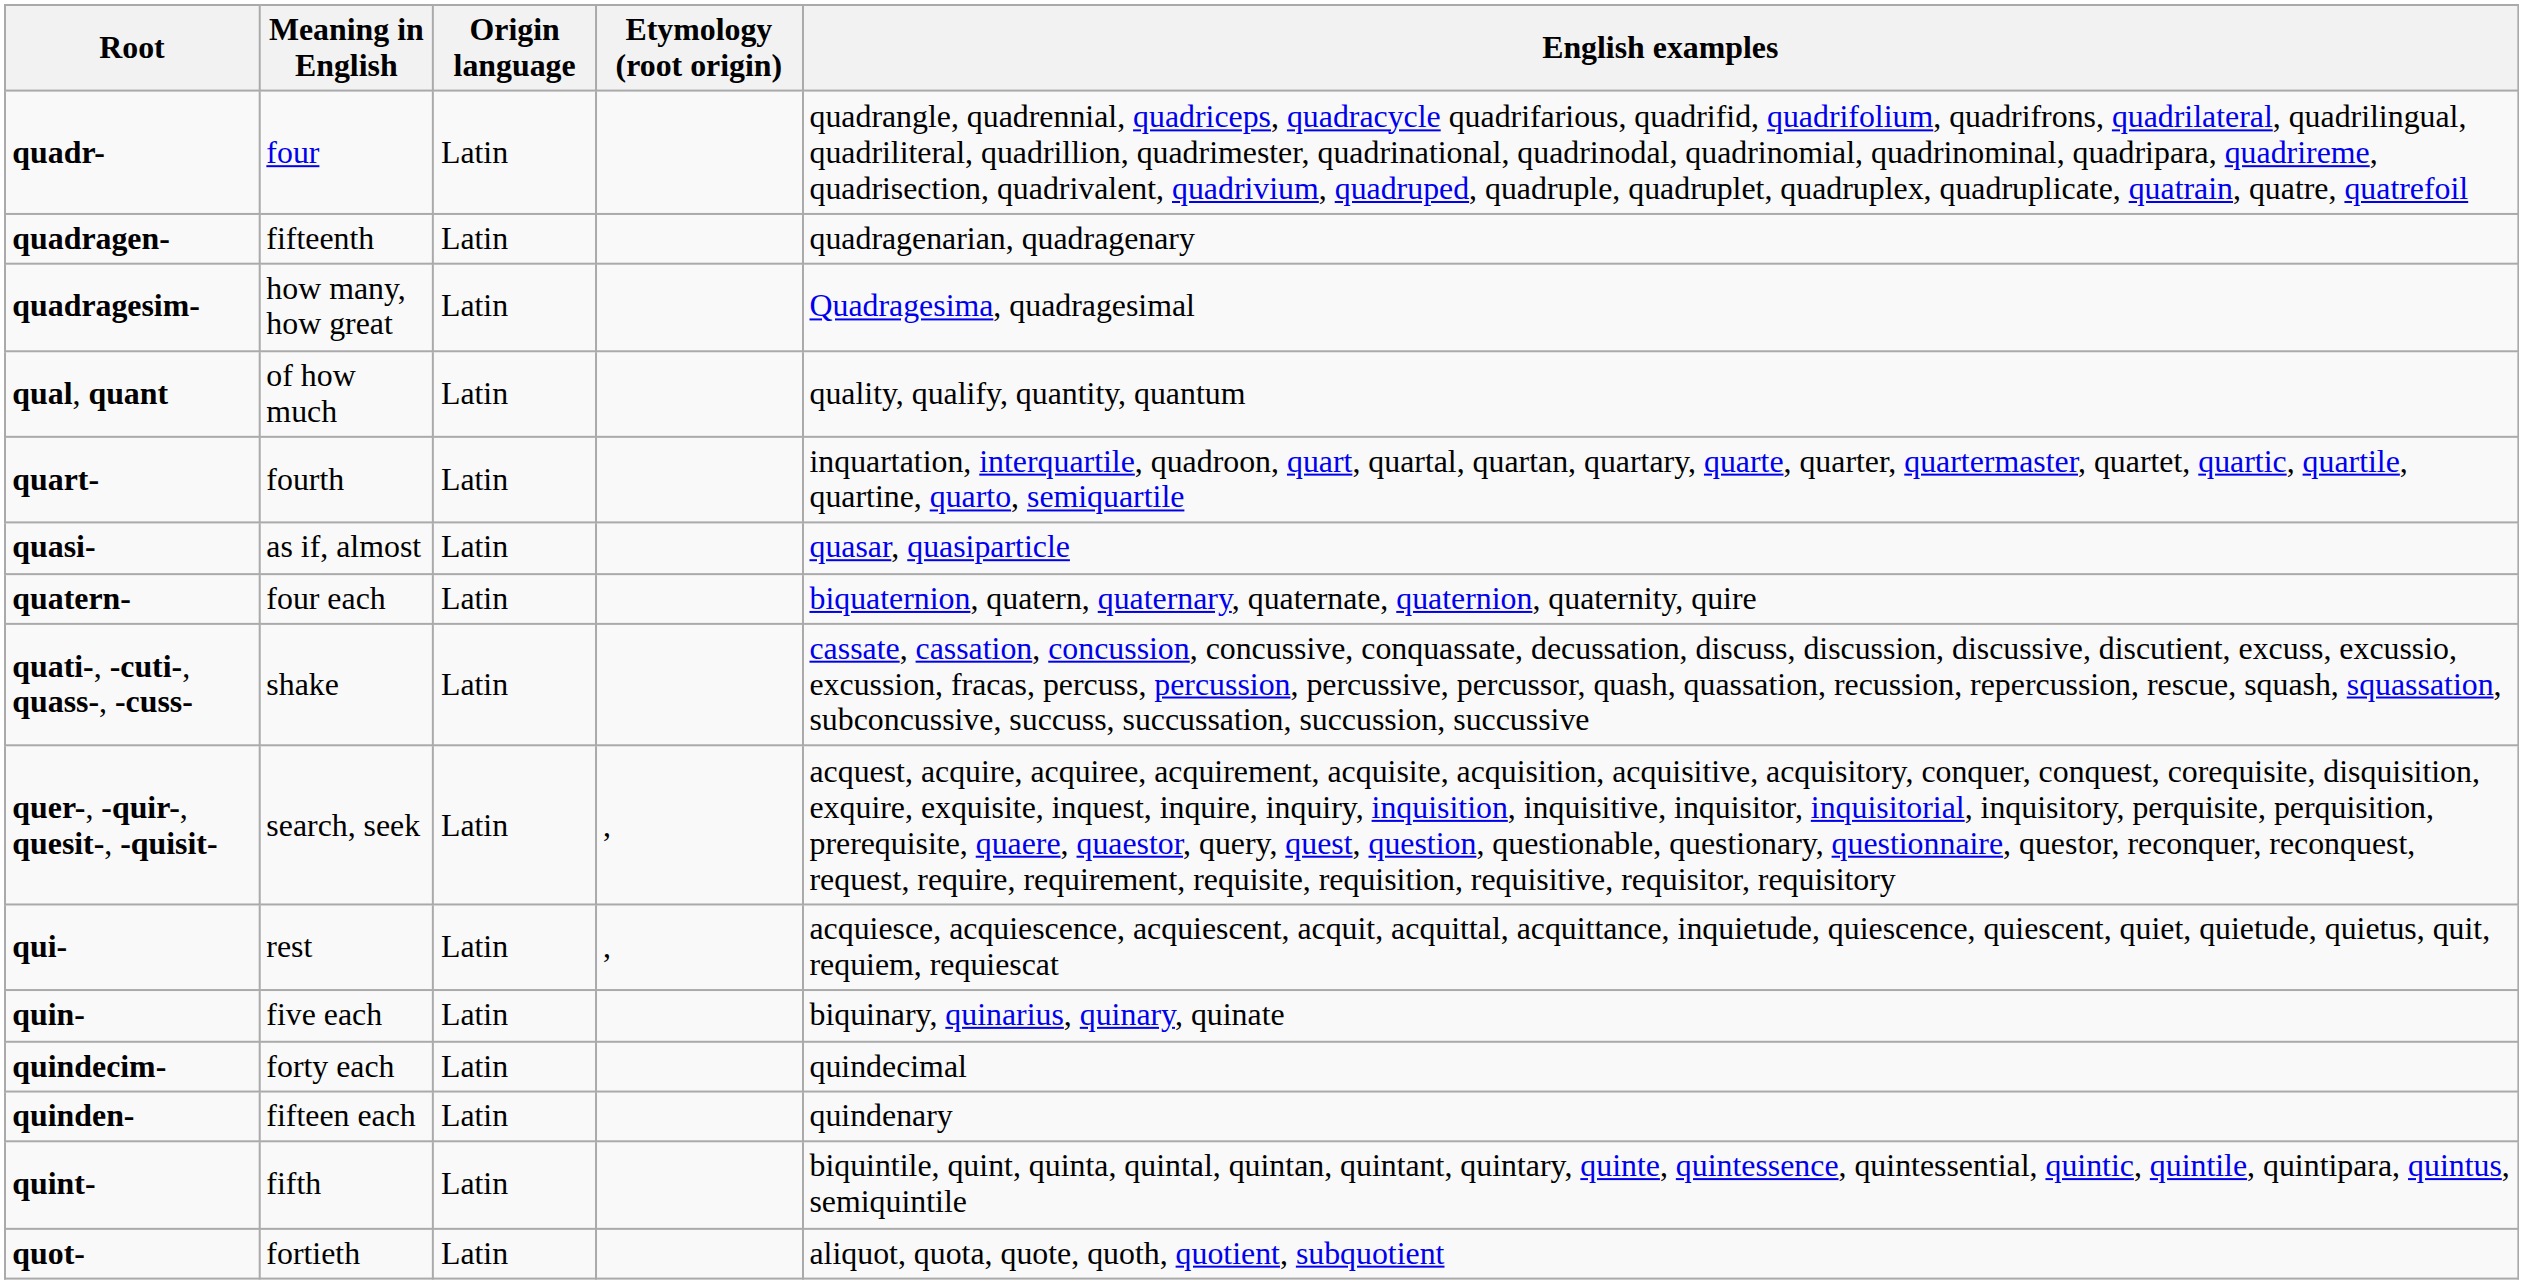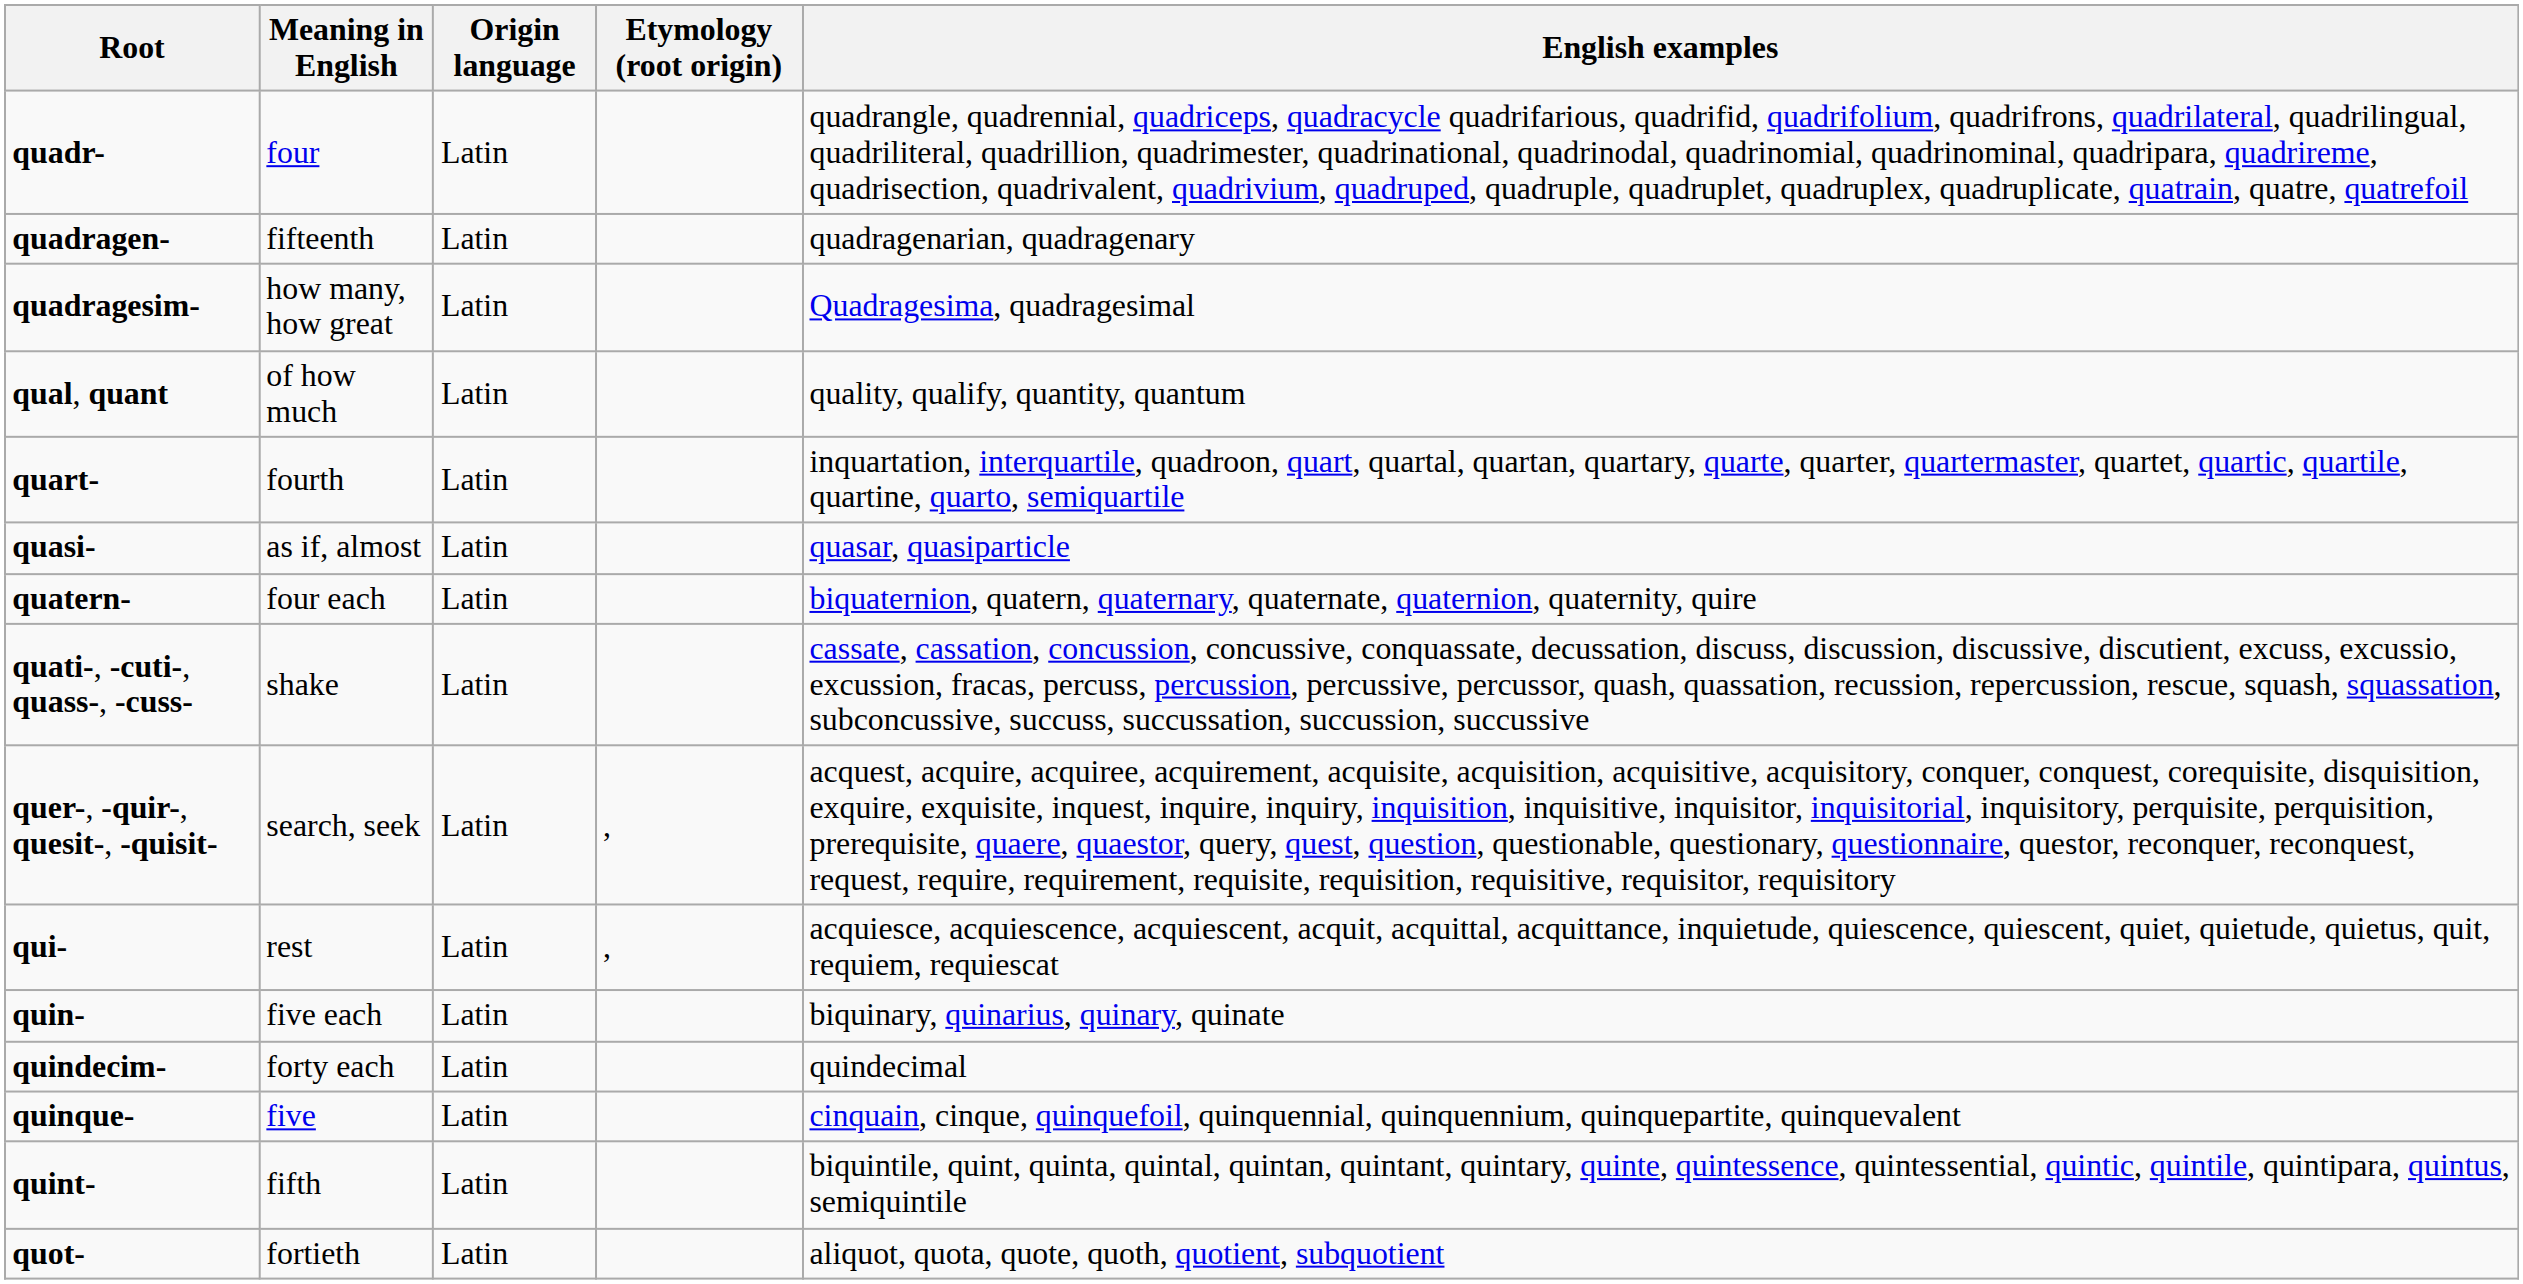- row: (73, 1116)
+ row: (73, 1116)
